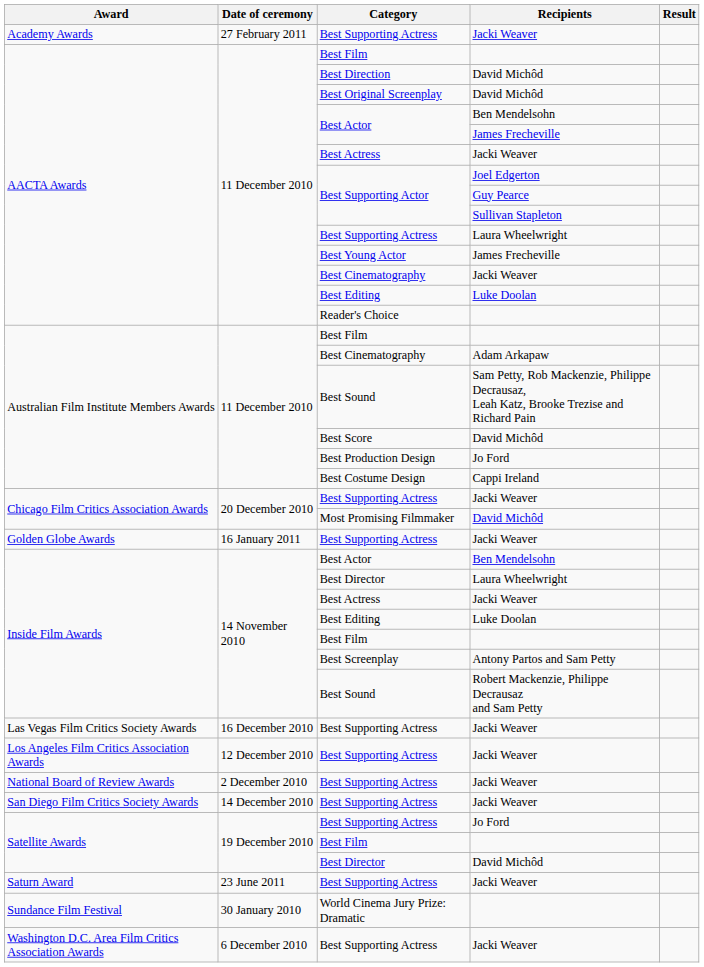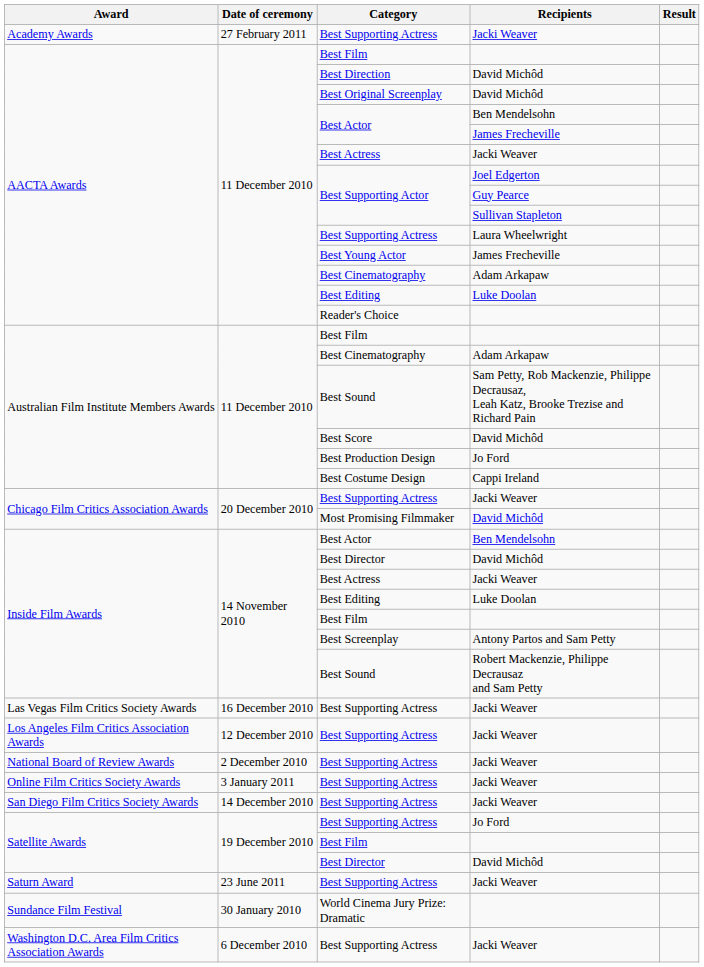(505, 275) Jacki Weaver -> (511, 275) Adam Arkapaw
- row: (61, 539)
(520, 579) Laura Wheelwright -> (508, 559) David Michôd
+ row: (94, 782)
